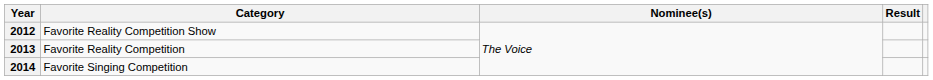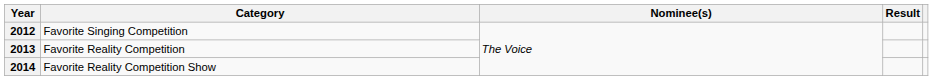(130, 31) Favorite Reality Competition Show -> (116, 31) Favorite Singing Competition
(116, 67) Favorite Singing Competition -> (130, 67) Favorite Reality Competition Show
